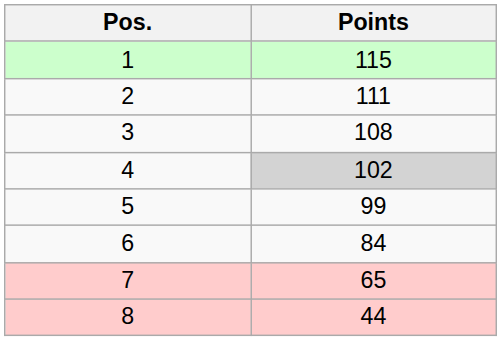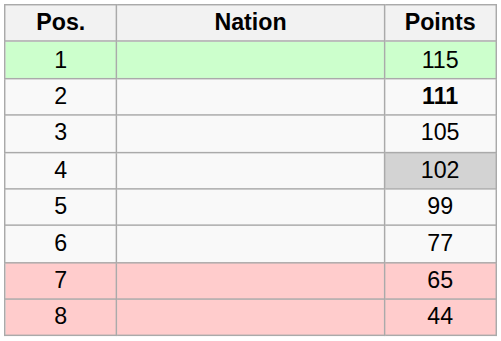+ column: (251, 22)
(373, 96) normal -> (440, 96) bold
(373, 133) 108 -> (440, 133) 105
(373, 243) 84 -> (440, 243) 77
